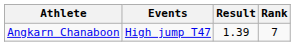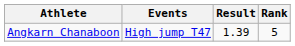(274, 32) 7 -> (274, 32) 5
